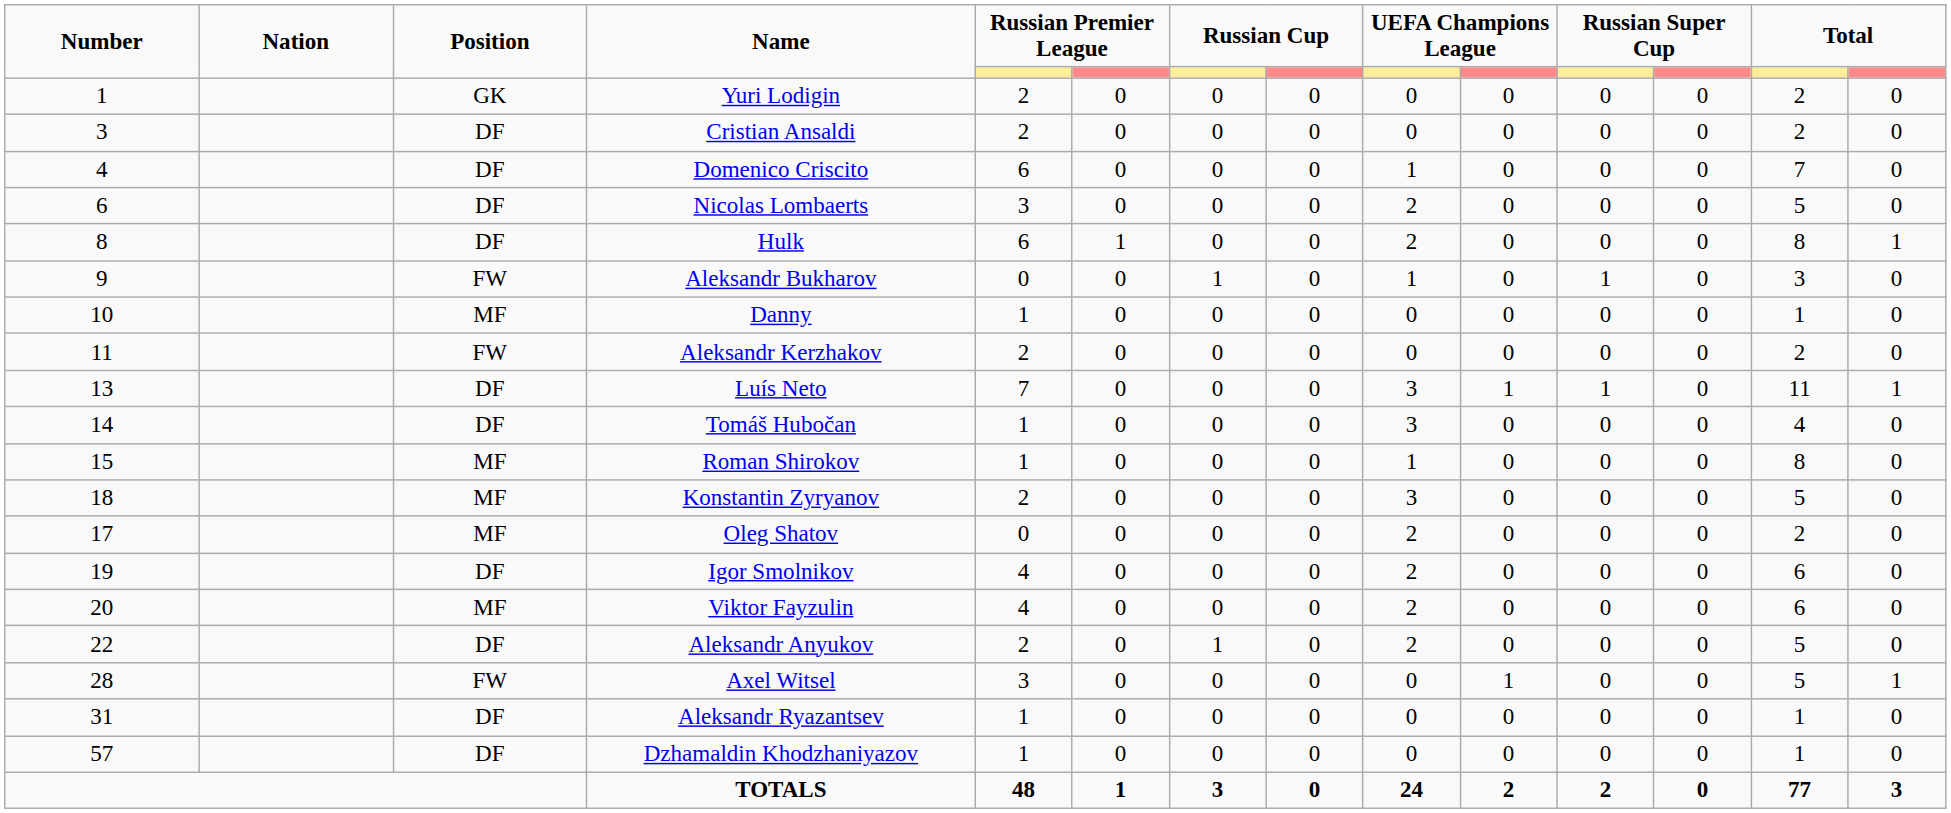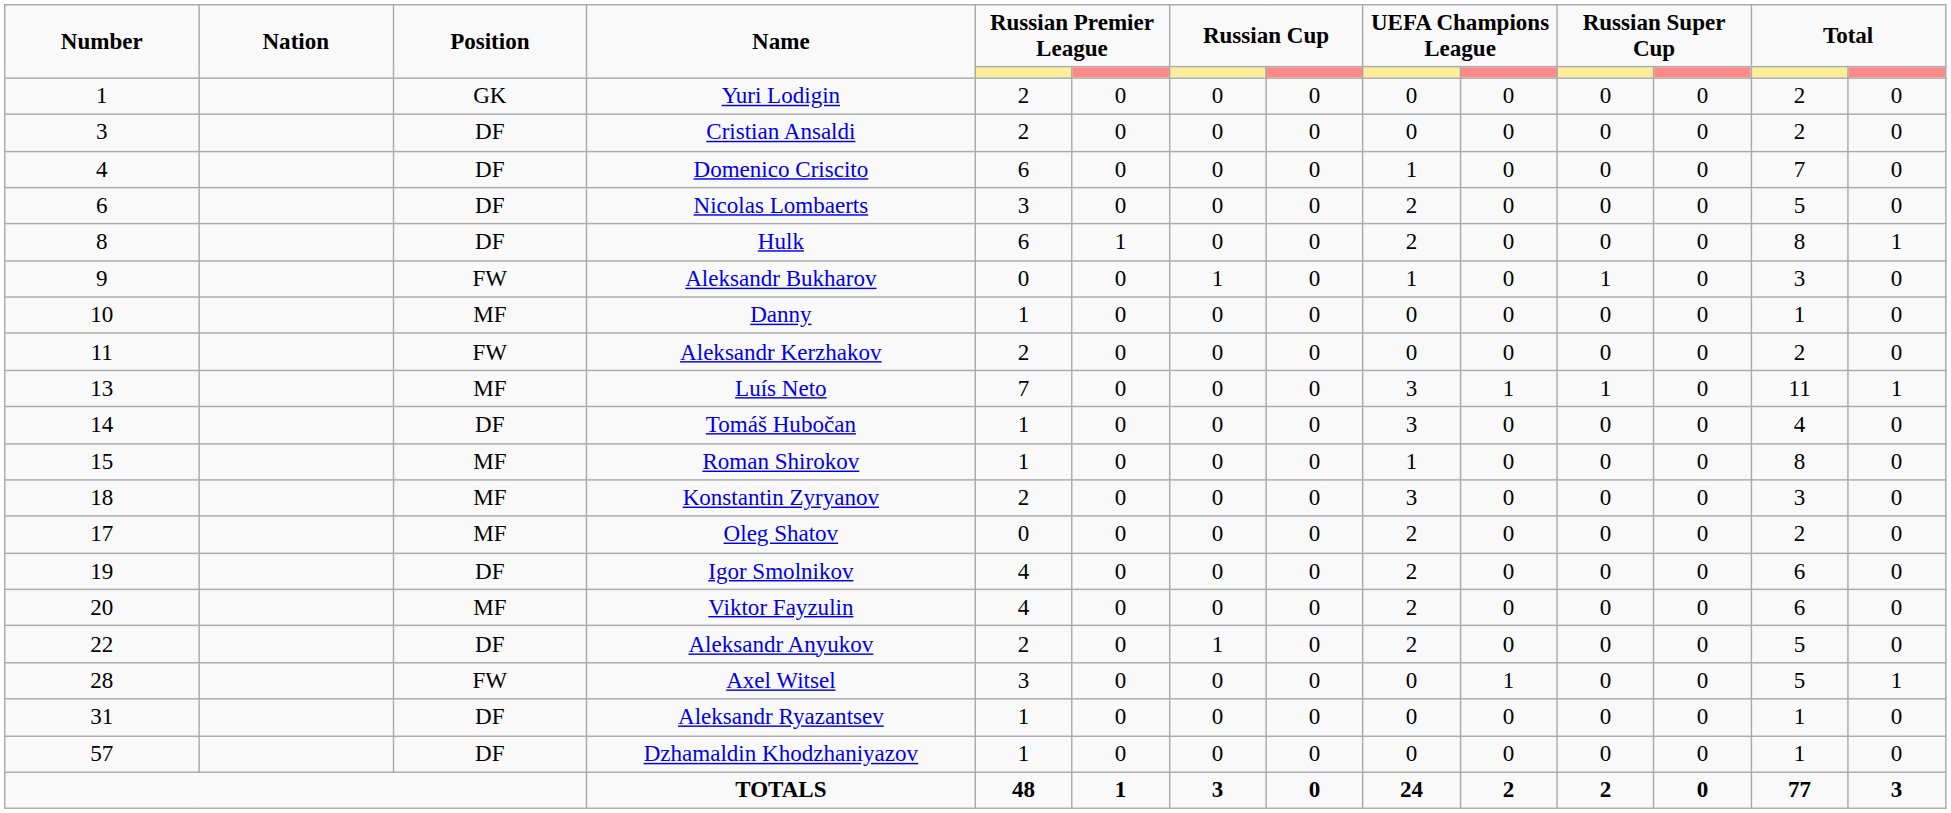(490, 388) DF -> (490, 388) MF
(1800, 497) 5 -> (1800, 497) 3
